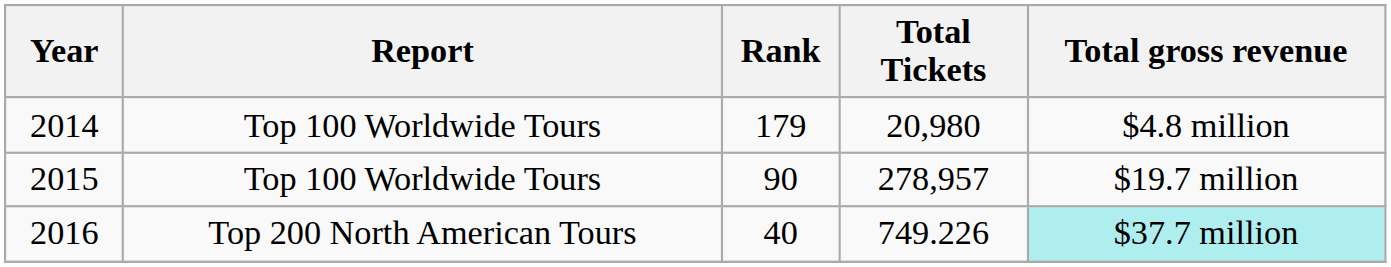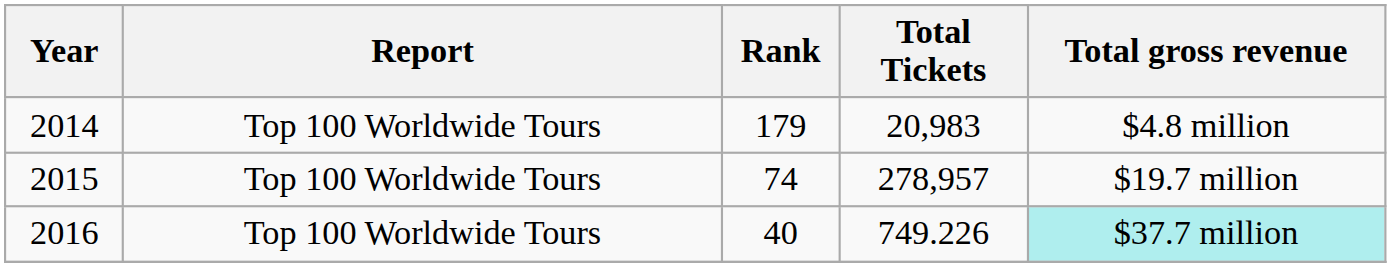(933, 124) 20,980 -> (933, 124) 20,983
(781, 178) 90 -> (781, 178) 74
(422, 233) Top 200 North American Tours -> (422, 233) Top 100 Worldwide Tours
